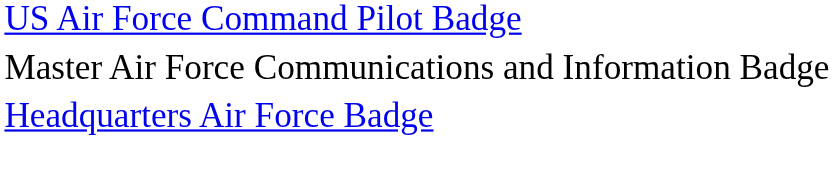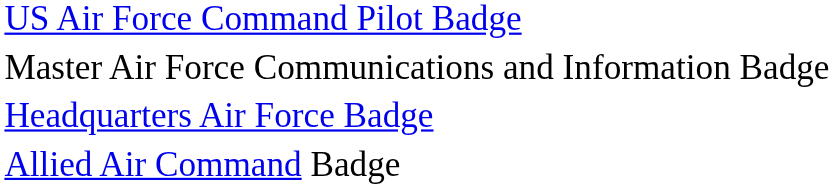+ row: (202, 164)
